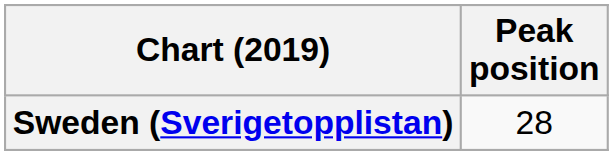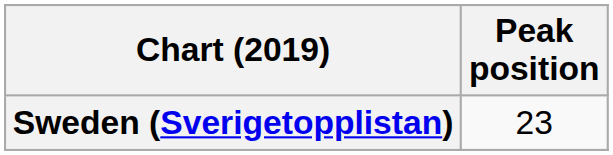(534, 122) 28 -> (534, 122) 23
